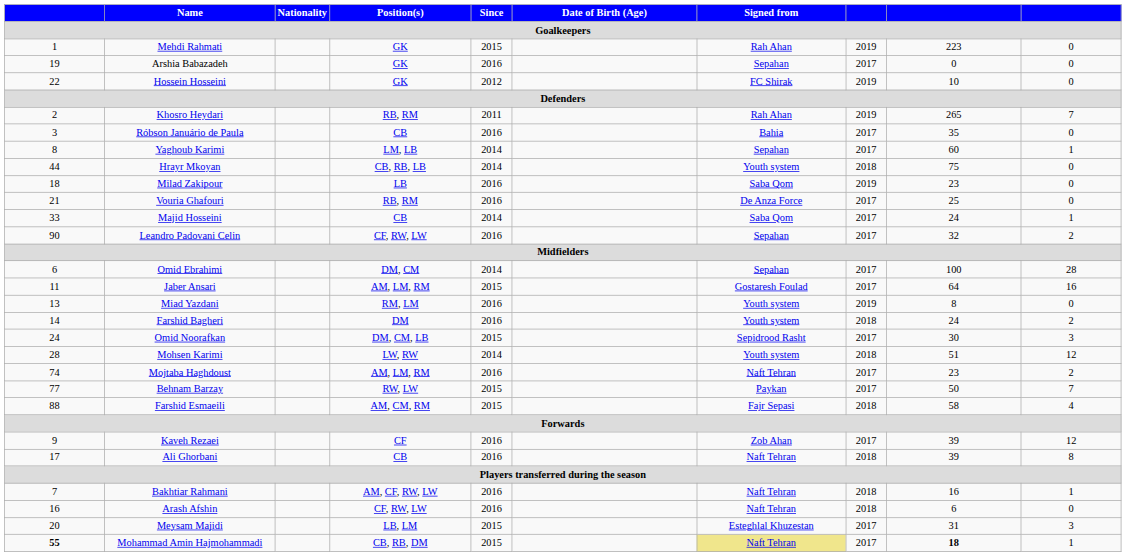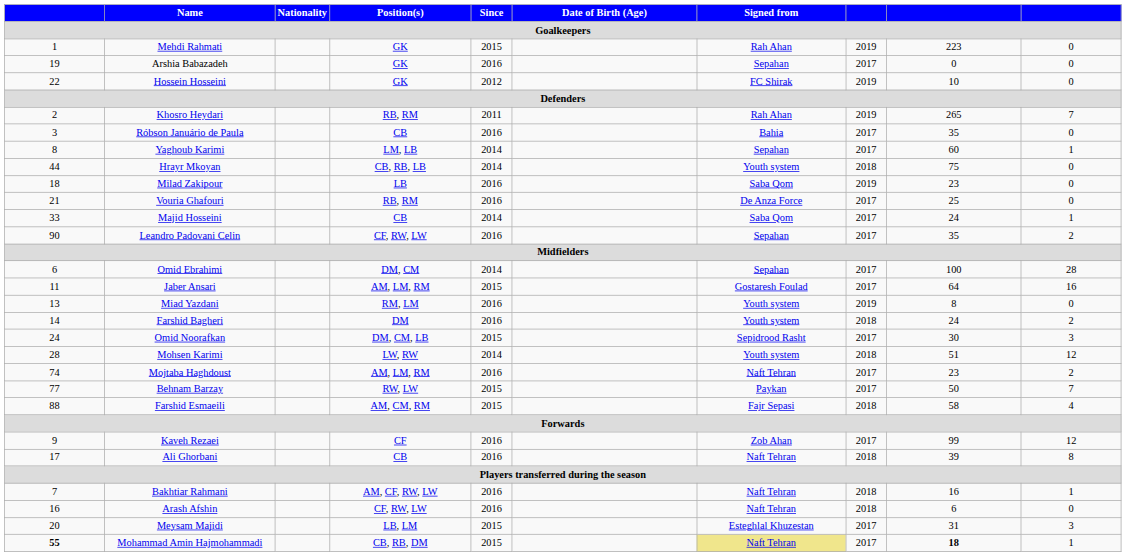(954, 235) 32 -> (954, 235) 35
(954, 440) 39 -> (954, 440) 99
